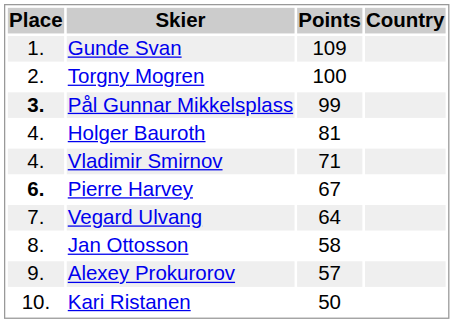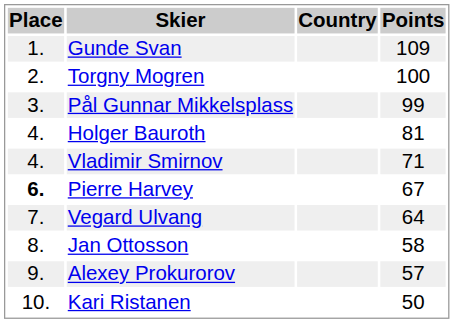columns swapped: (405, 20) <-> (330, 20)
(36, 104) bold -> (36, 104) normal
